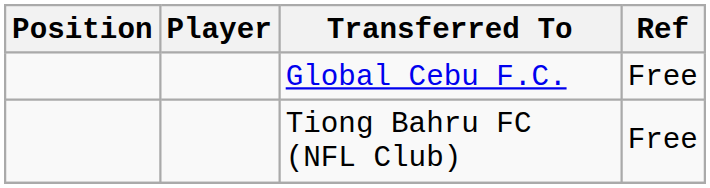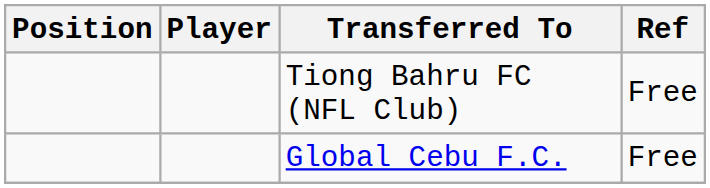rows swapped: (426, 77) <-> (409, 141)
